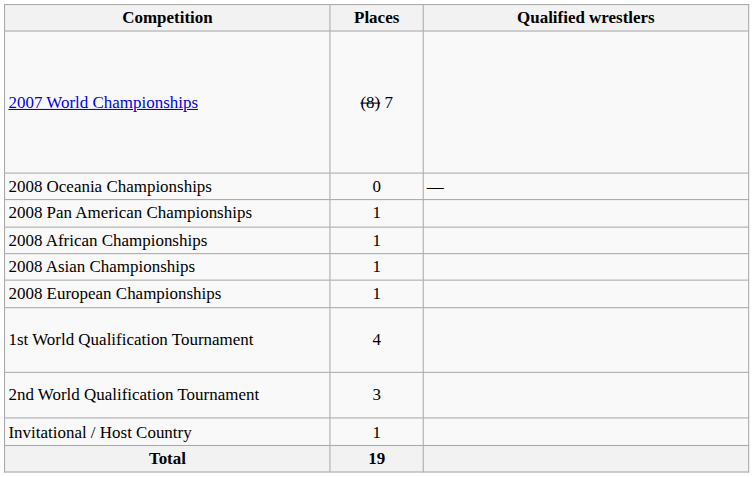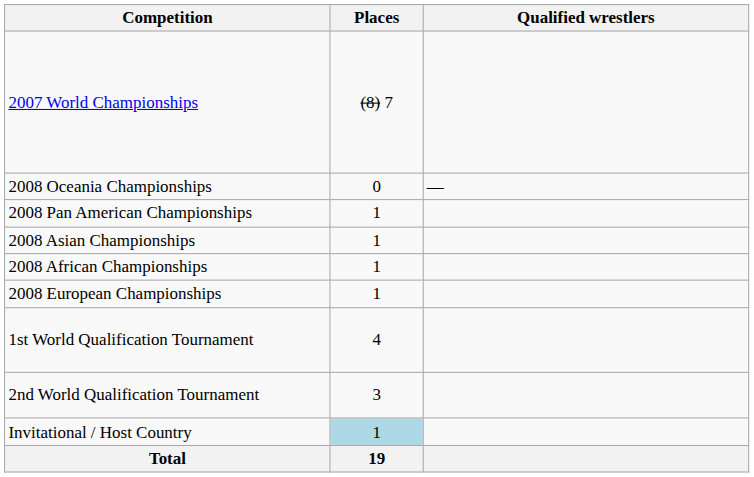rows swapped: (108, 240) <-> (102, 266)
(377, 431) no background -> (377, 431) lightblue background
